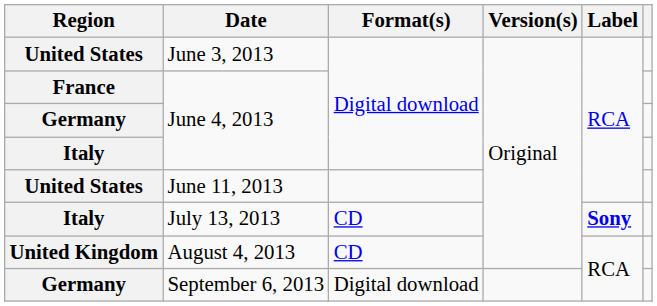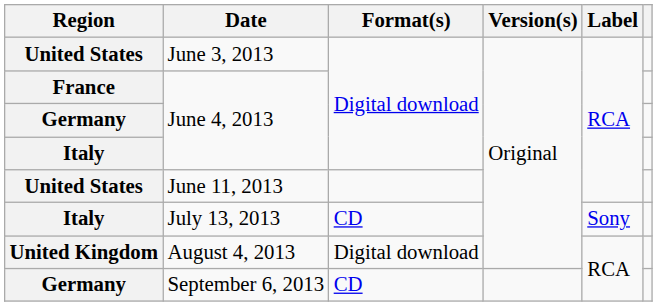(609, 218) bold -> (609, 218) normal
(348, 251) CD -> (406, 251) Digital download
(406, 284) Digital download -> (348, 284) CD
